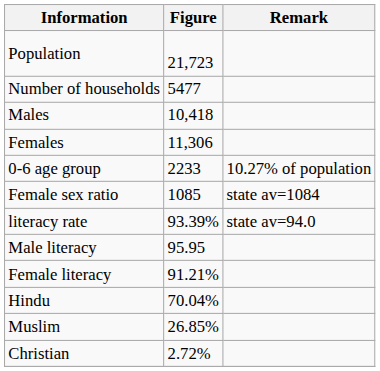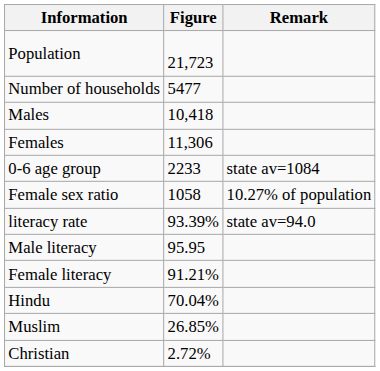(299, 168) 10.27% of population -> (273, 168) state av=1084
(184, 194) 1085 -> (184, 194) 1058
(273, 194) state av=1084 -> (299, 194) 10.27% of population
